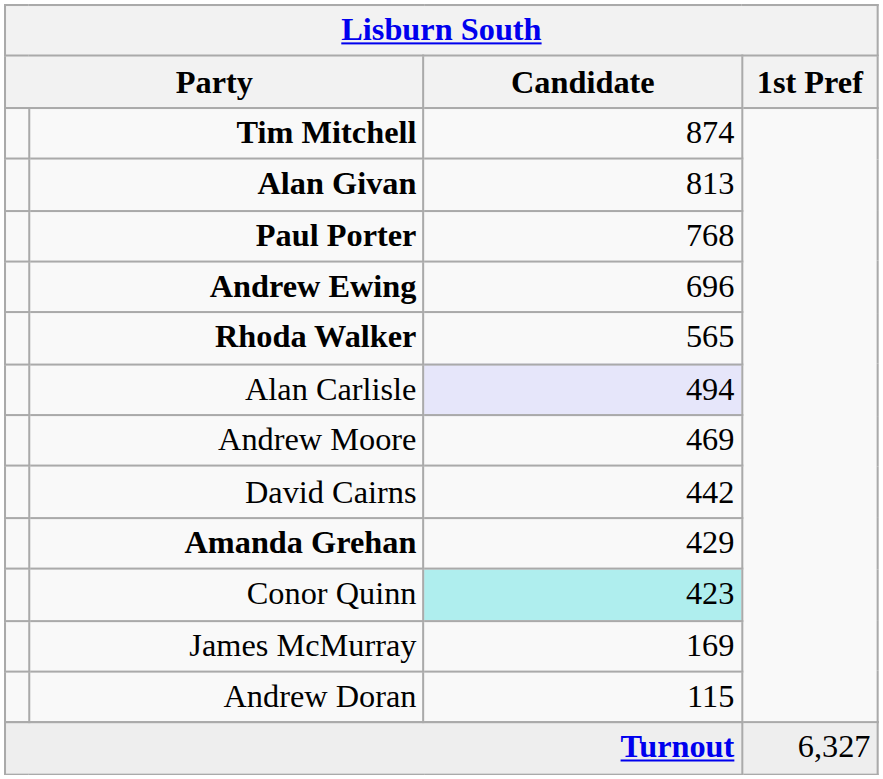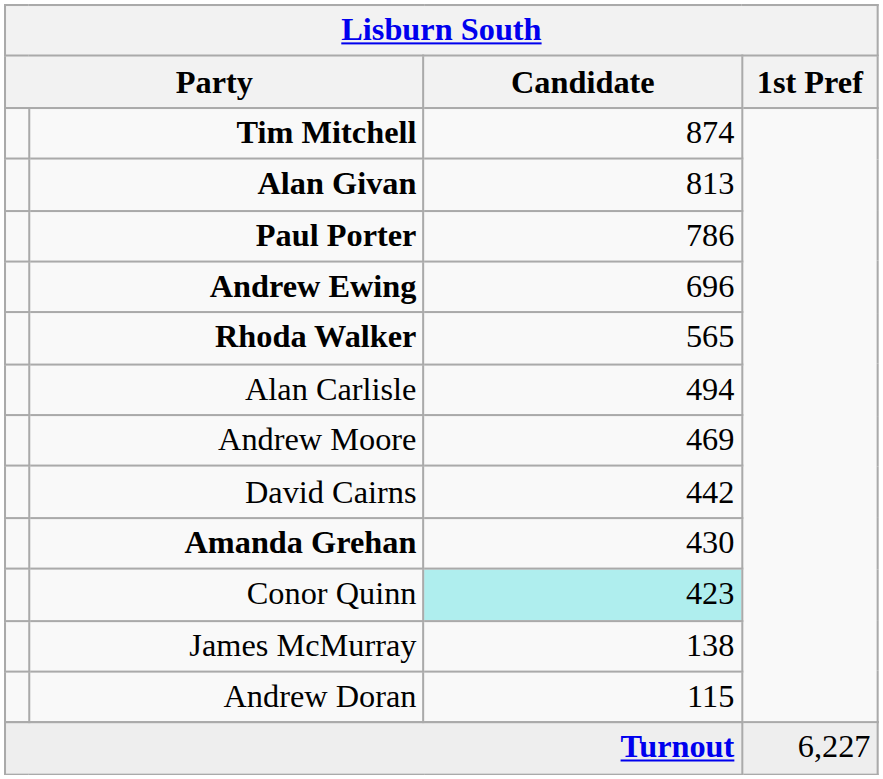(710, 235) 768 -> (710, 235) 786
(710, 388) lavender background -> (710, 388) no background
(710, 542) 429 -> (710, 542) 430
(710, 645) 169 -> (710, 645) 138
(834, 747) 6,327 -> (834, 747) 6,227
